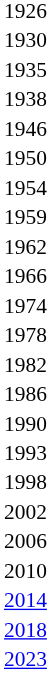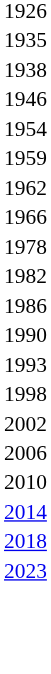- row: (25, 40)
- row: (25, 158)
- row: (25, 305)
